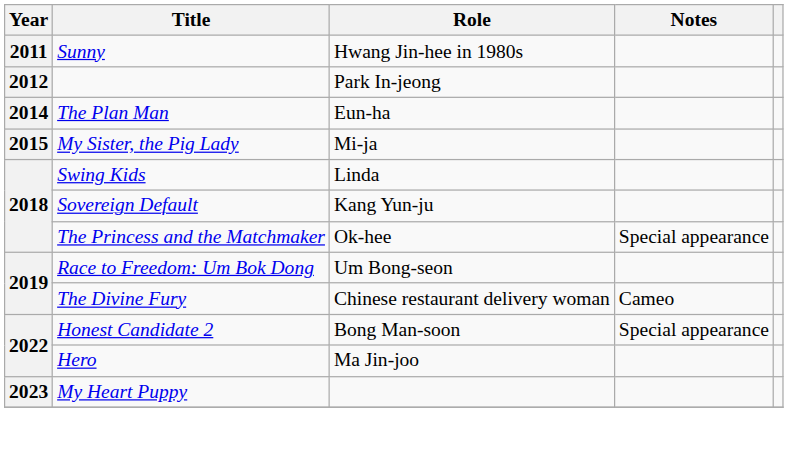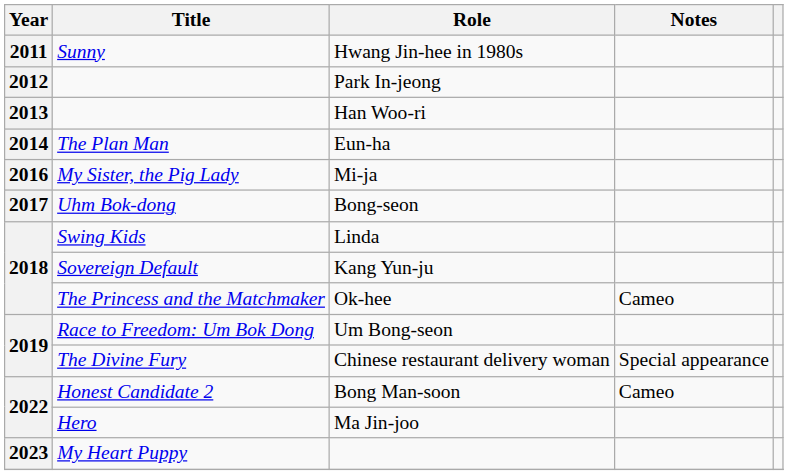+ row: (191, 113)
(29, 143) 2015 -> (29, 174) 2016
+ row: (117, 205)
(694, 236) Special appearance -> (647, 298) Cameo
(647, 298) Cameo -> (694, 360) Special appearance
(694, 329) Special appearance -> (647, 391) Cameo
